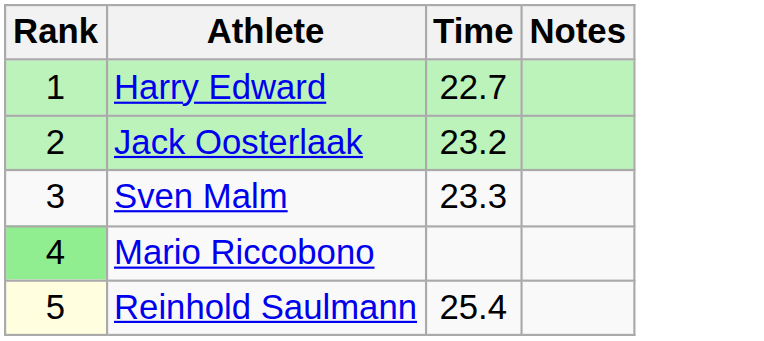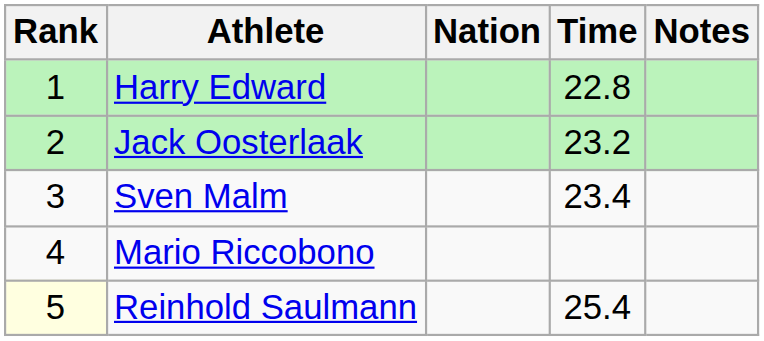+ column: (487, 32)
(473, 87) 22.7 -> (597, 87) 22.8
(473, 197) 23.3 -> (597, 197) 23.4
(56, 252) lightgreen background -> (56, 252) no background
